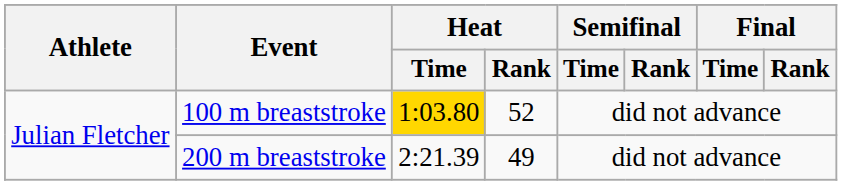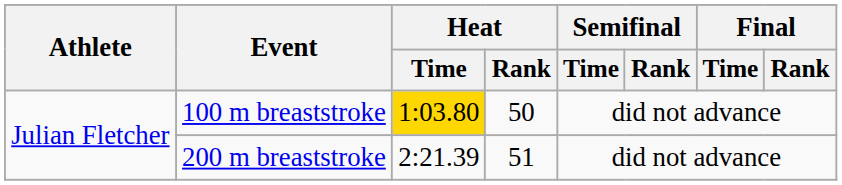(521, 112) 52 -> (521, 112) 50
(521, 157) 49 -> (521, 157) 51
